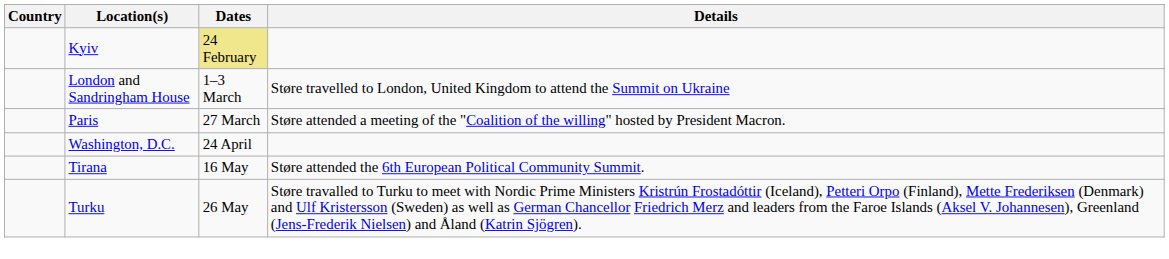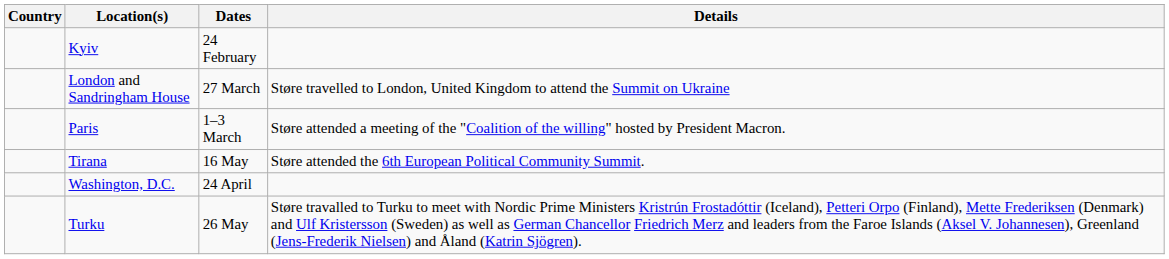(230, 48) khaki background -> (230, 48) no background
(222, 88) 1–3 March -> (231, 88) 27 March
(231, 120) 27 March -> (222, 128) 1–3 March
rows swapped: (122, 144) <-> (88, 167)
